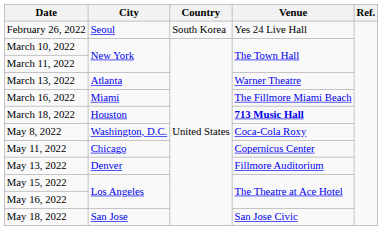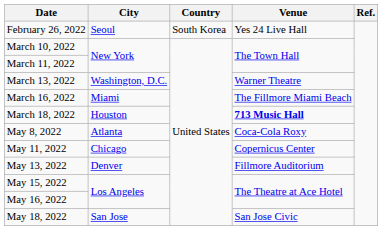(106, 81) Atlanta -> (129, 81) Washington, D.C.
(129, 132) Washington, D.C. -> (106, 132) Atlanta
